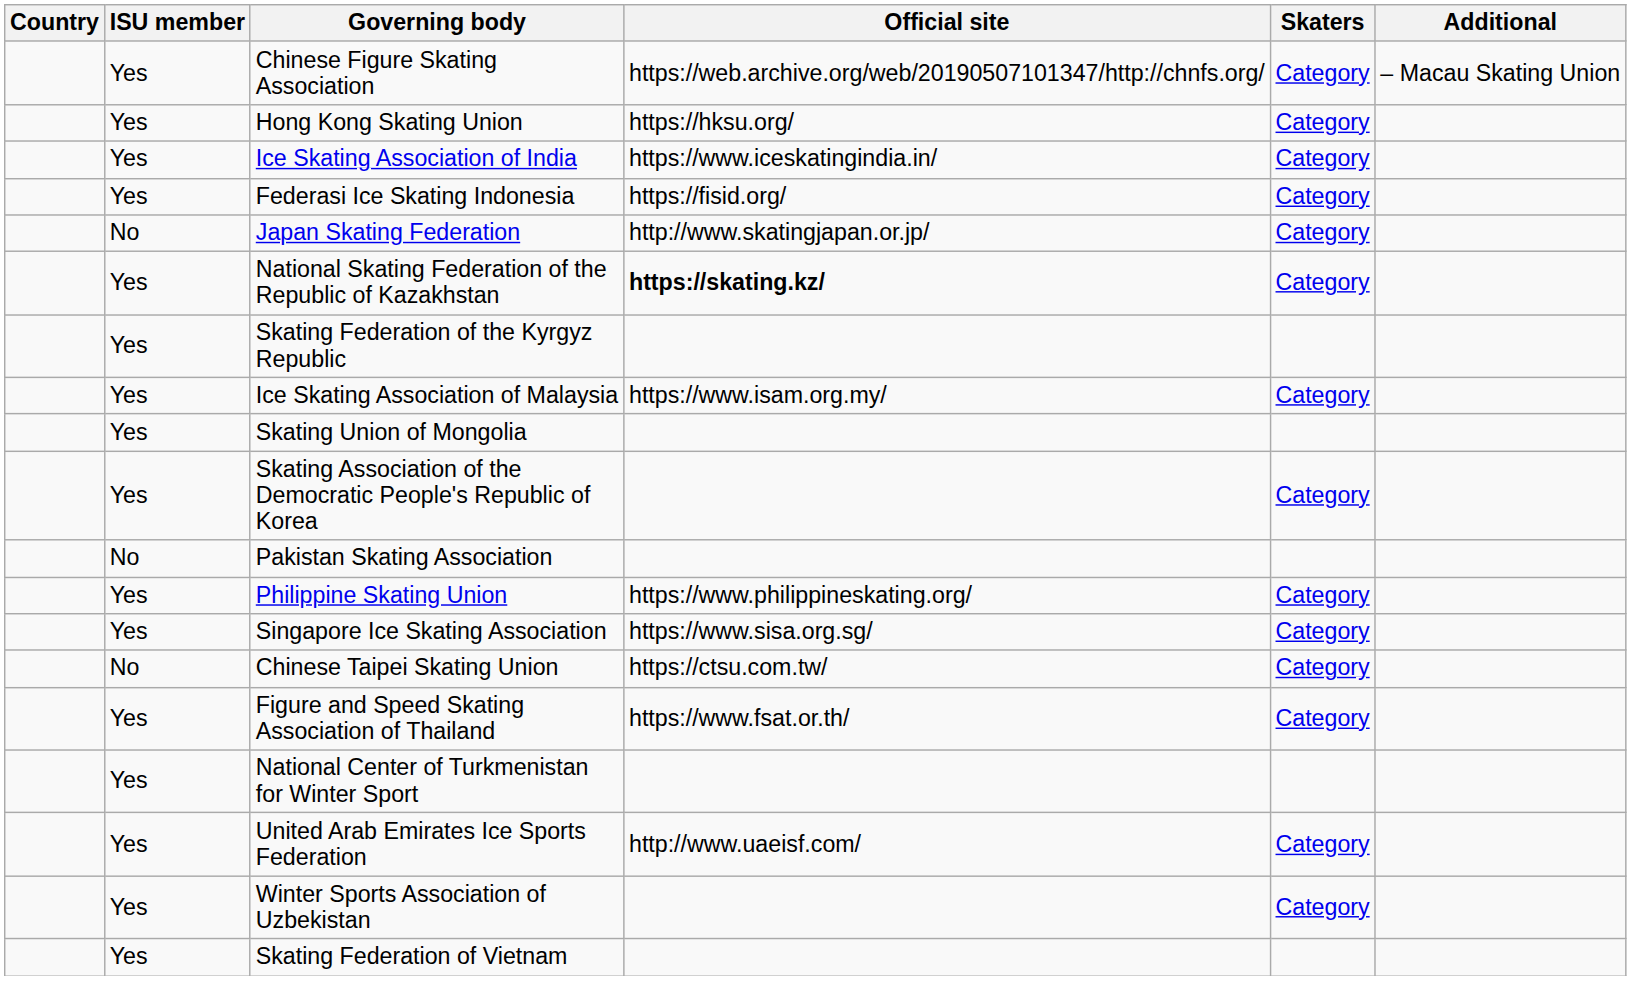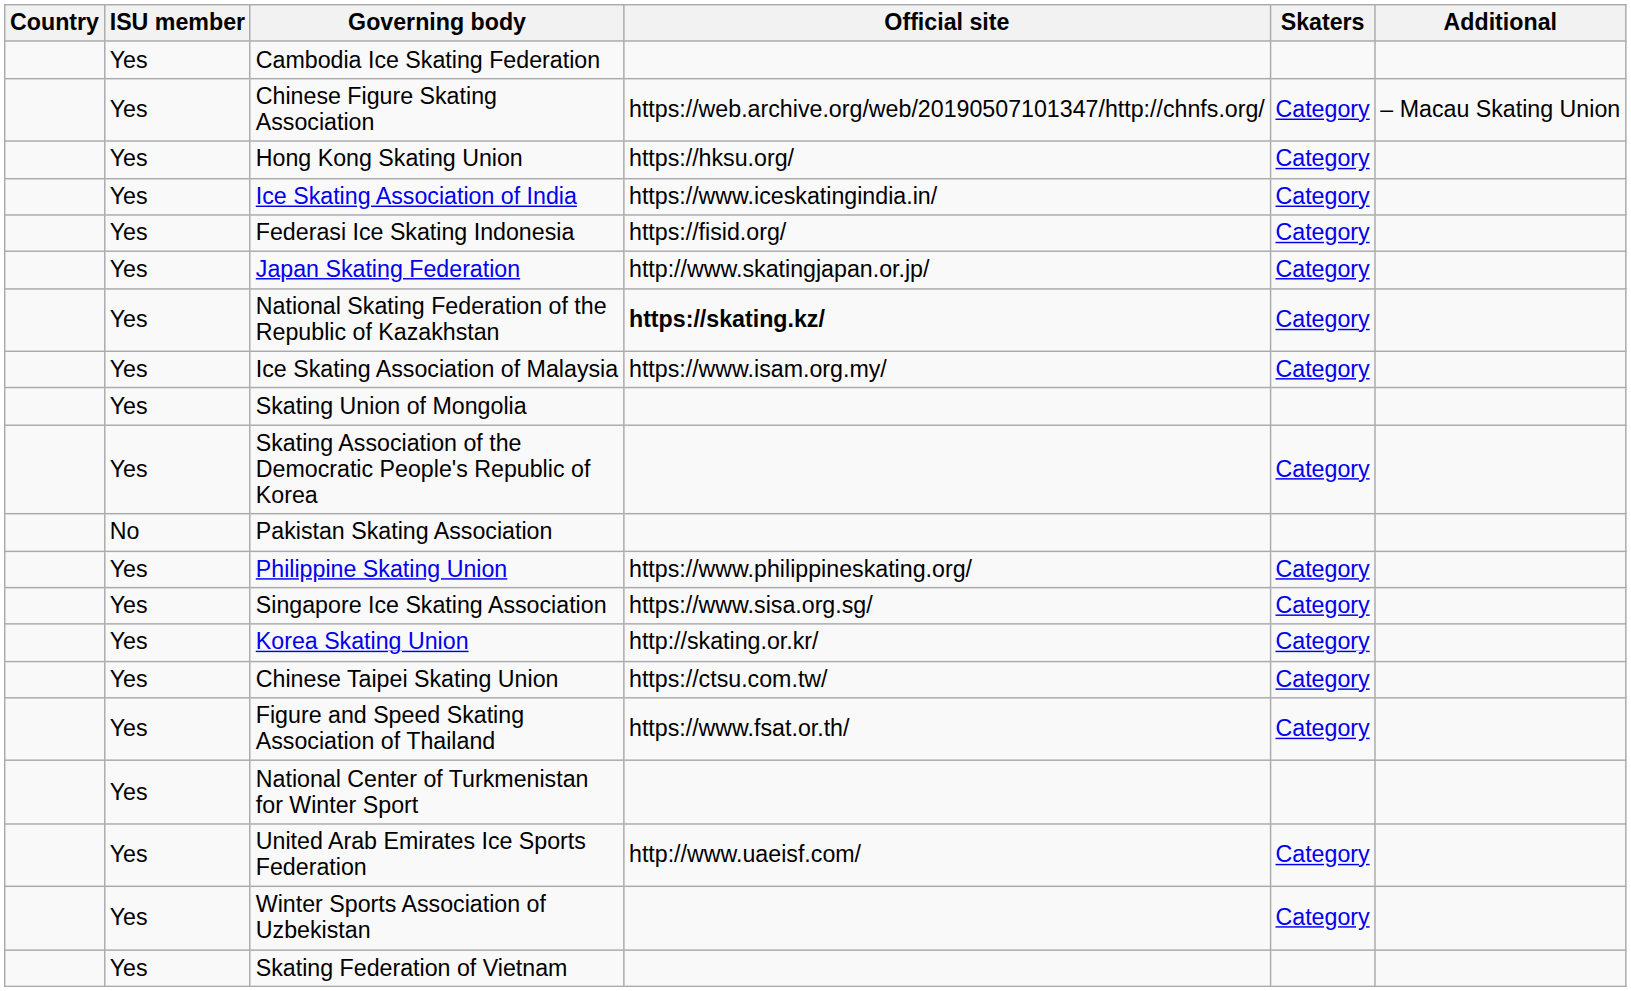+ row: (428, 59)
(125, 232) No -> (129, 269) Yes
- row: (424, 345)
+ row: (362, 642)
(125, 668) No -> (129, 679) Yes
